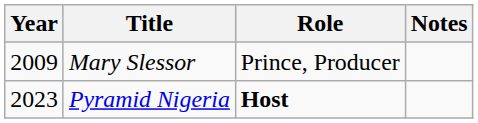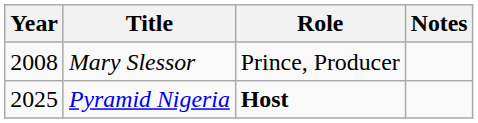(34, 61) 2009 -> (34, 61) 2008
(34, 99) 2023 -> (34, 99) 2025
